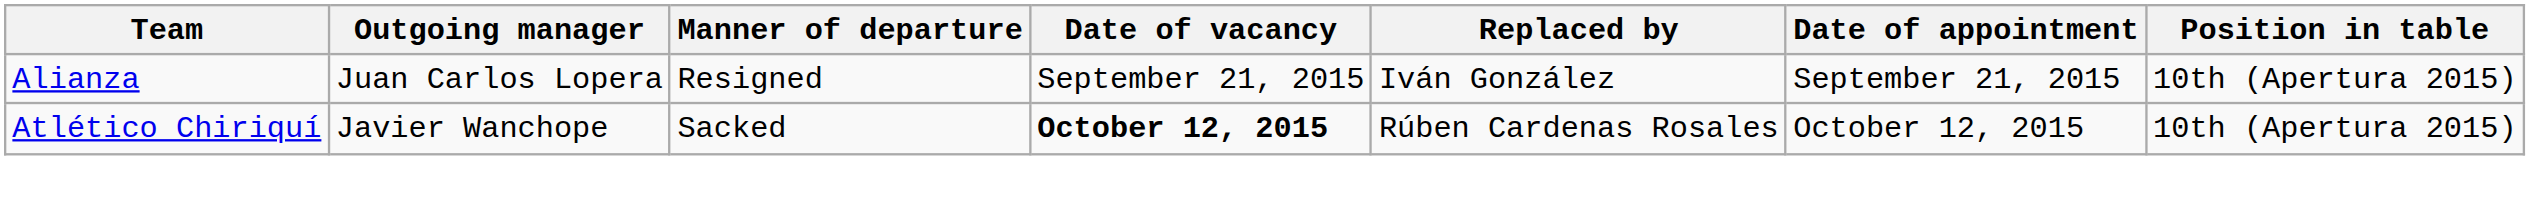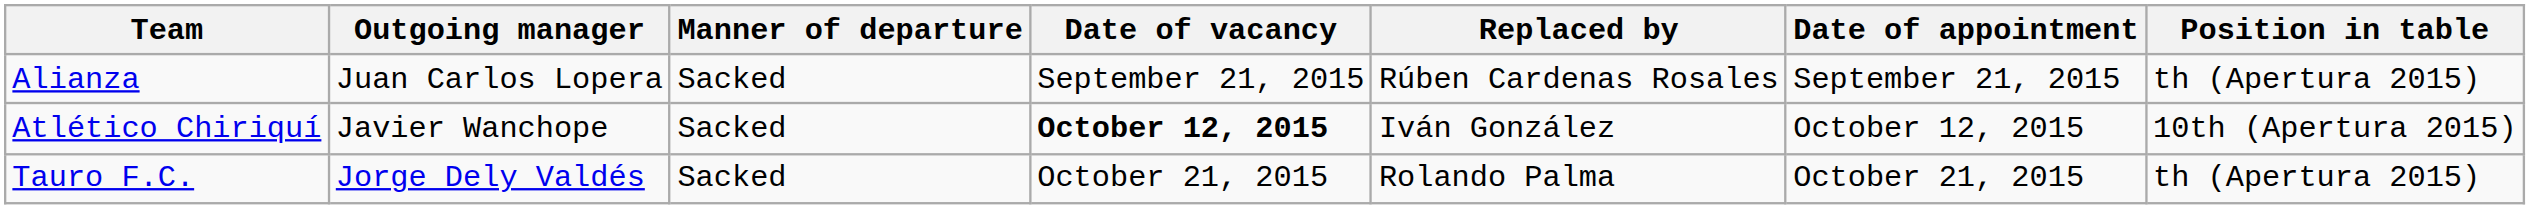(750, 79) Resigned -> (732, 79) Sacked
(1497, 79) Iván González -> (1579, 79) Rúben Cardenas Rosales
(2335, 79) 10th (Apertura 2015) -> (2317, 79) th (Apertura 2015)
(1579, 129) Rúben Cardenas Rosales -> (1497, 129) Iván González
+ row: (103, 178)
